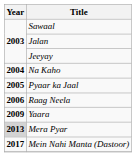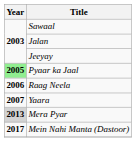- row: (44, 71)
(15, 85) no background -> (15, 71) lightgreen background
(15, 115) 2009 -> (15, 100) 2007
